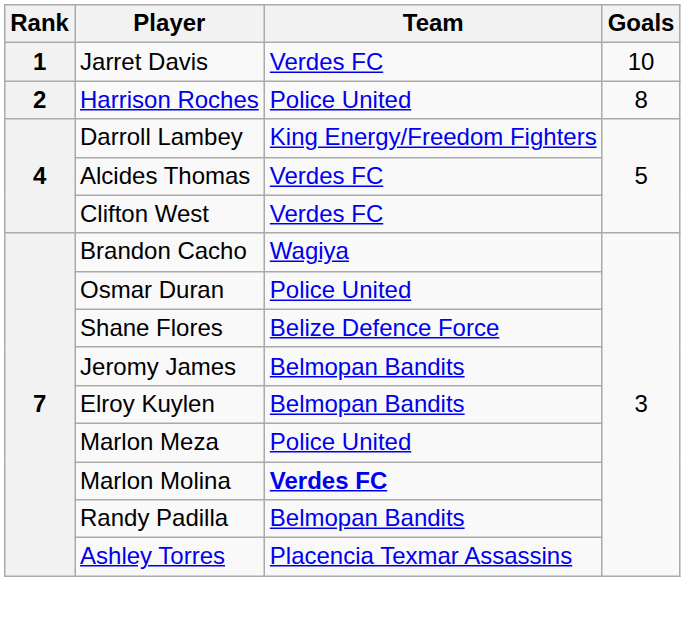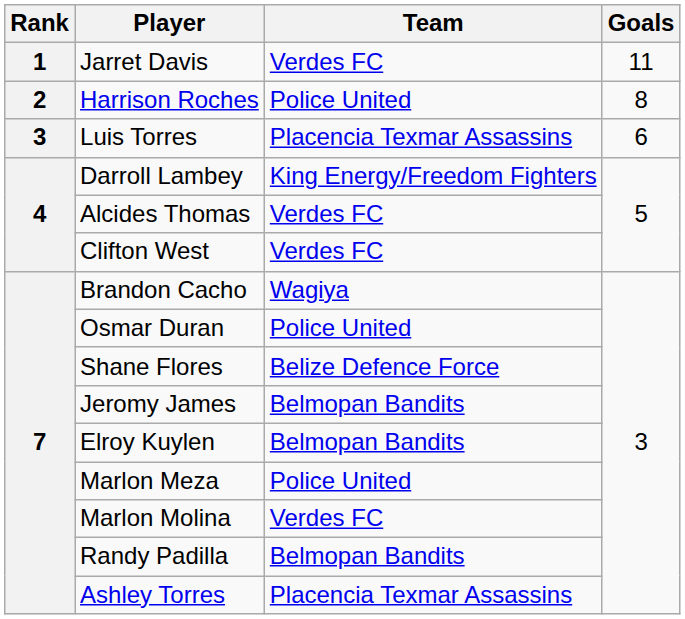(641, 61) 10 -> (641, 61) 11
+ row: (139, 137)
(329, 480) bold -> (327, 518) normal
